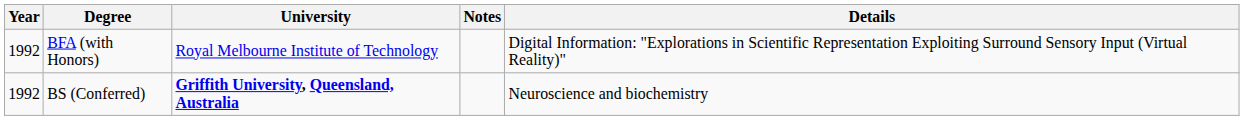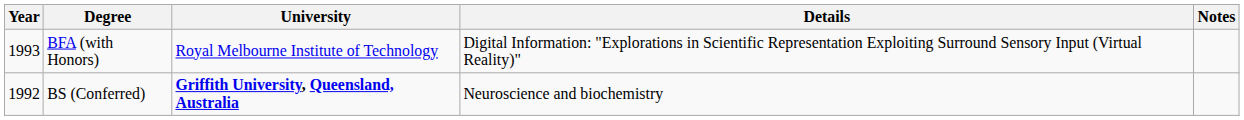columns swapped: (872, 17) <-> (482, 17)
(24, 51) 1992 -> (24, 51) 1993
